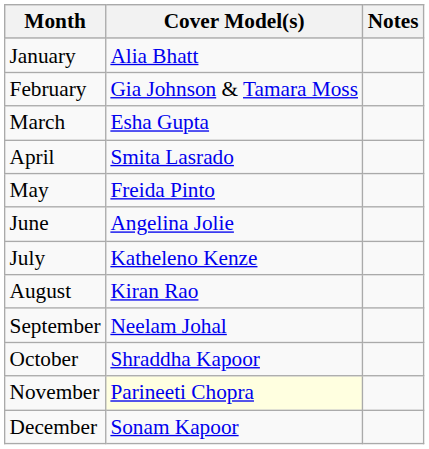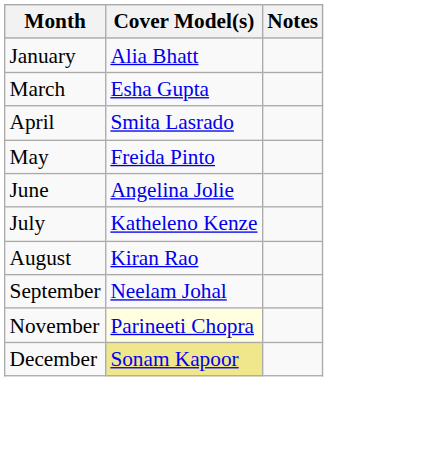- row: (48, 88)
- row: (44, 358)
(175, 426) no background -> (175, 358) khaki background
